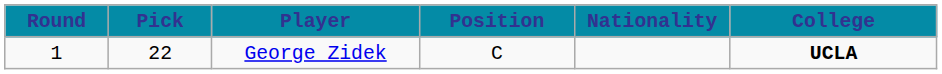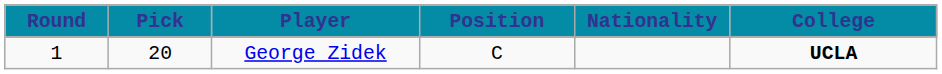(160, 53) 22 -> (160, 53) 20
